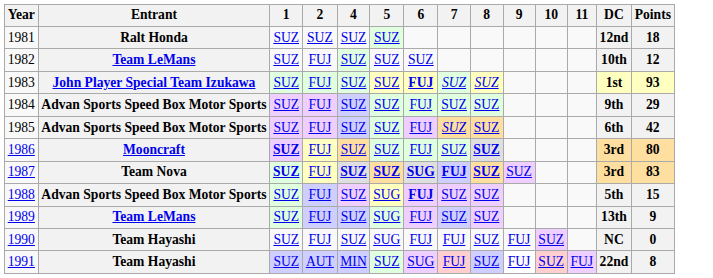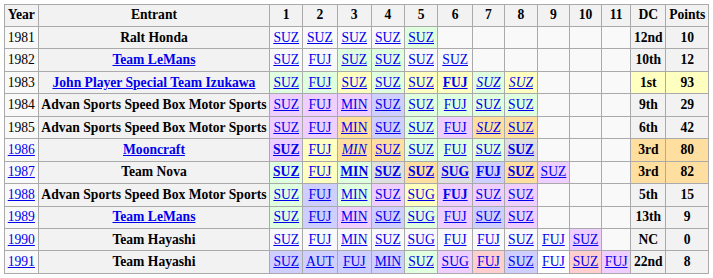+ column: (354, 15)
(653, 37) 18 -> (687, 37) 10
(653, 172) 83 -> (687, 172) 82
